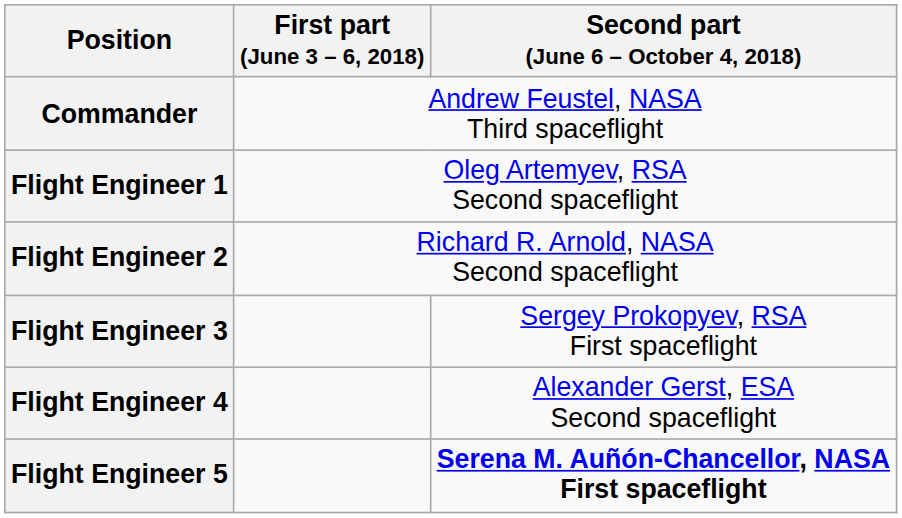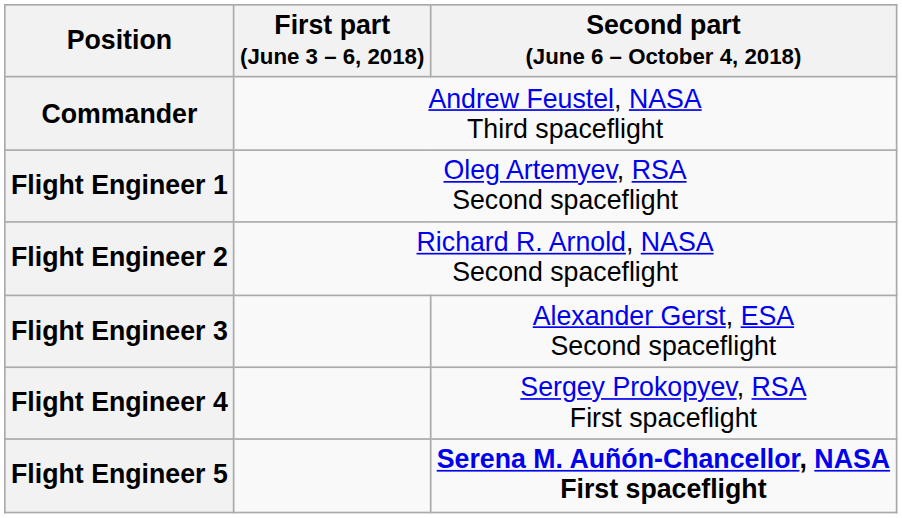(663, 330) Sergey Prokopyev, RSA First spaceflight -> (663, 330) Alexander Gerst, ESA Second spaceflight
(663, 402) Alexander Gerst, ESA Second spaceflight -> (663, 402) Sergey Prokopyev, RSA First spaceflight
